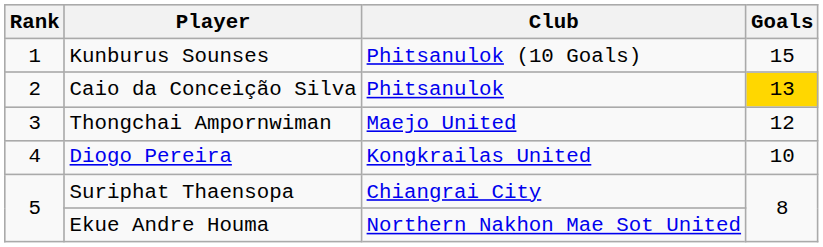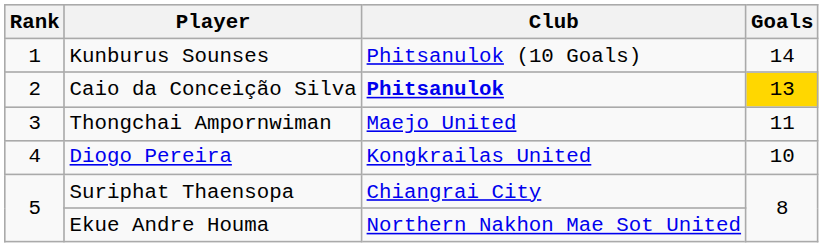(782, 56) 15 -> (782, 56) 14
(435, 90) normal -> (435, 90) bold
(782, 123) 12 -> (782, 123) 11
